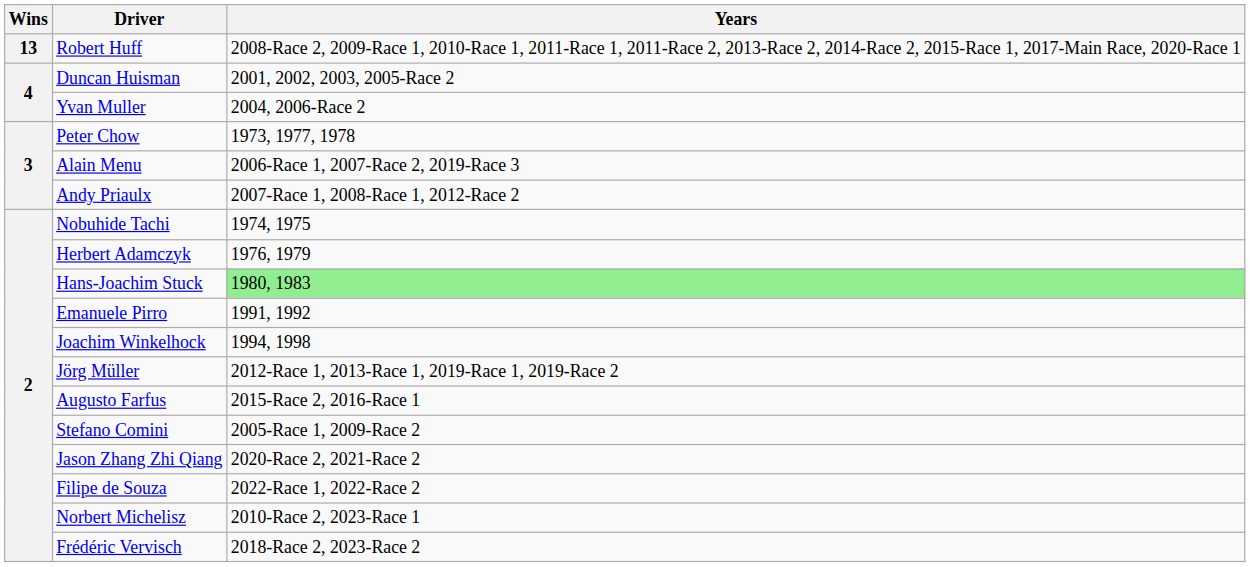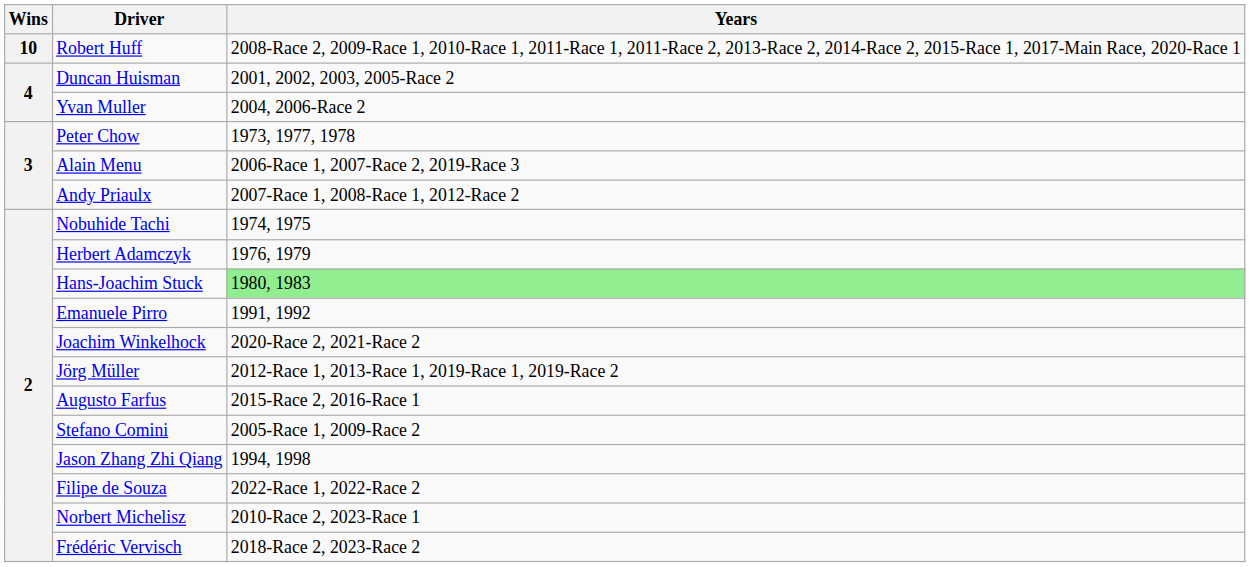(28, 48) 13 -> (28, 48) 10
(271, 341) 1994, 1998 -> (326, 341) 2020-Race 2, 2021-Race 2
(326, 459) 2020-Race 2, 2021-Race 2 -> (271, 459) 1994, 1998
